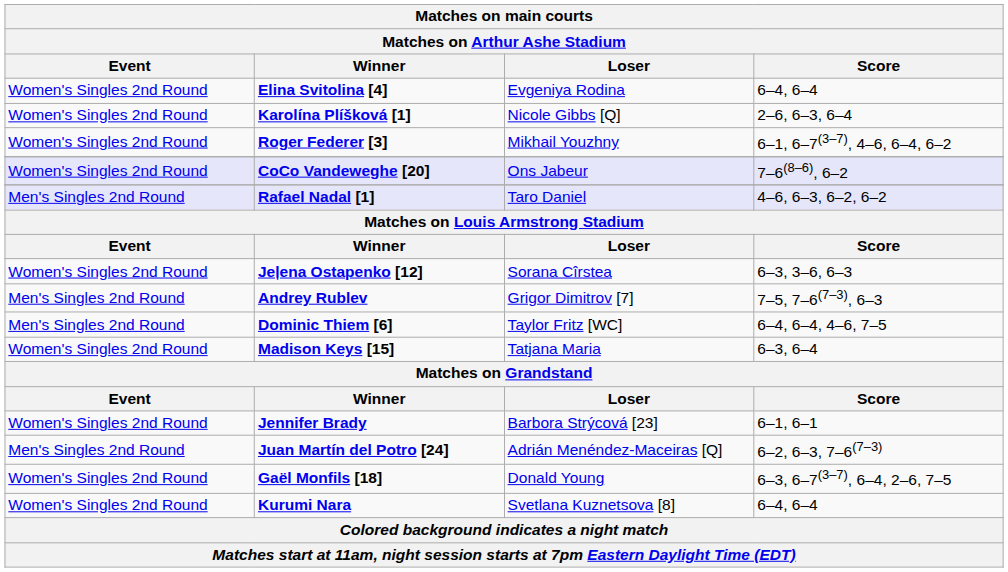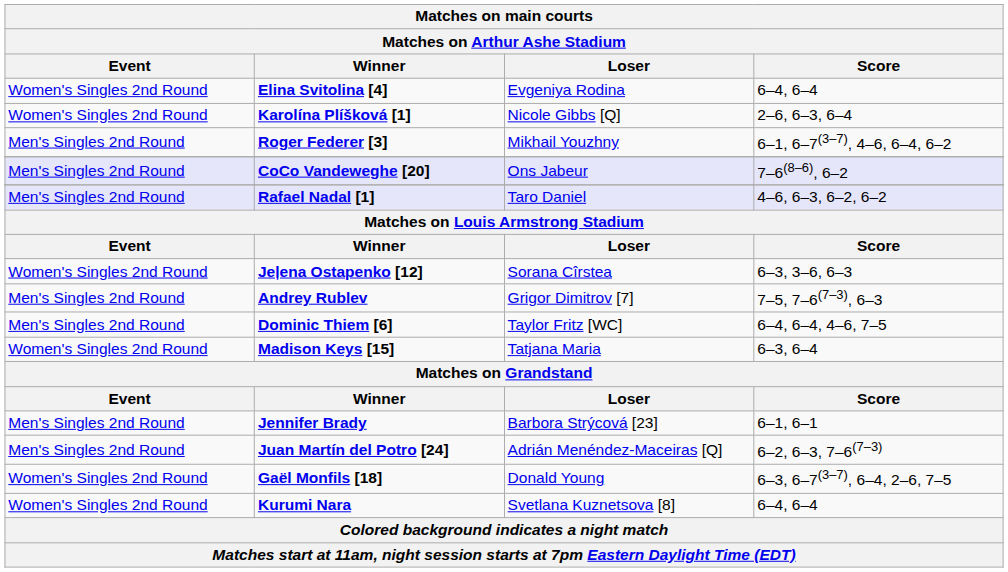(108, 141) Women's Singles 2nd Round -> (97, 141) Men's Singles 2nd Round
(108, 170) Women's Singles 2nd Round -> (97, 170) Men's Singles 2nd Round
(108, 423) Women's Singles 2nd Round -> (97, 423) Men's Singles 2nd Round
